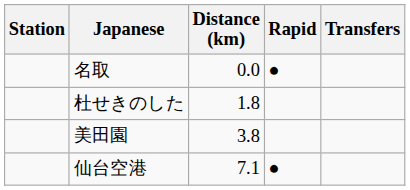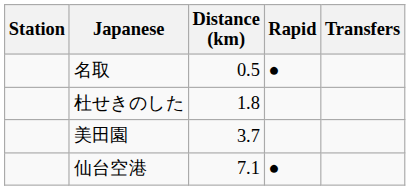(248, 70) 0.0 -> (248, 70) 0.5
(248, 135) 3.8 -> (248, 135) 3.7
